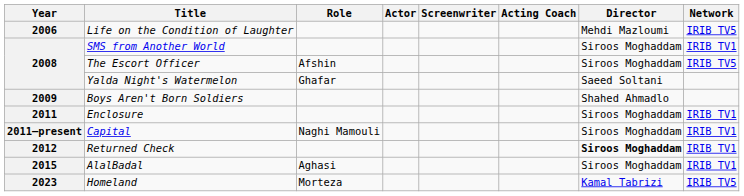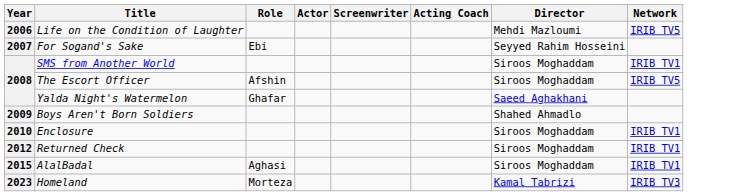+ row: (90, 47)
(622, 81) Saeed Soltani -> (541, 98) Saeed Aghakhani
(44, 115) 2011 -> (19, 132) 2010
- row: (109, 132)
(631, 148) bold -> (544, 148) normal
(712, 182) IRIB TV5 -> (655, 182) IRIB TV3
